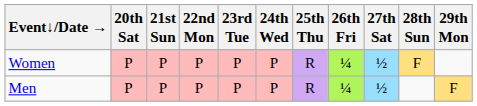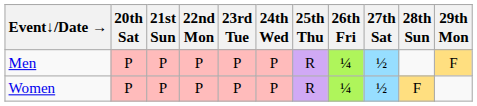rows swapped: (22, 88) <-> (32, 62)
